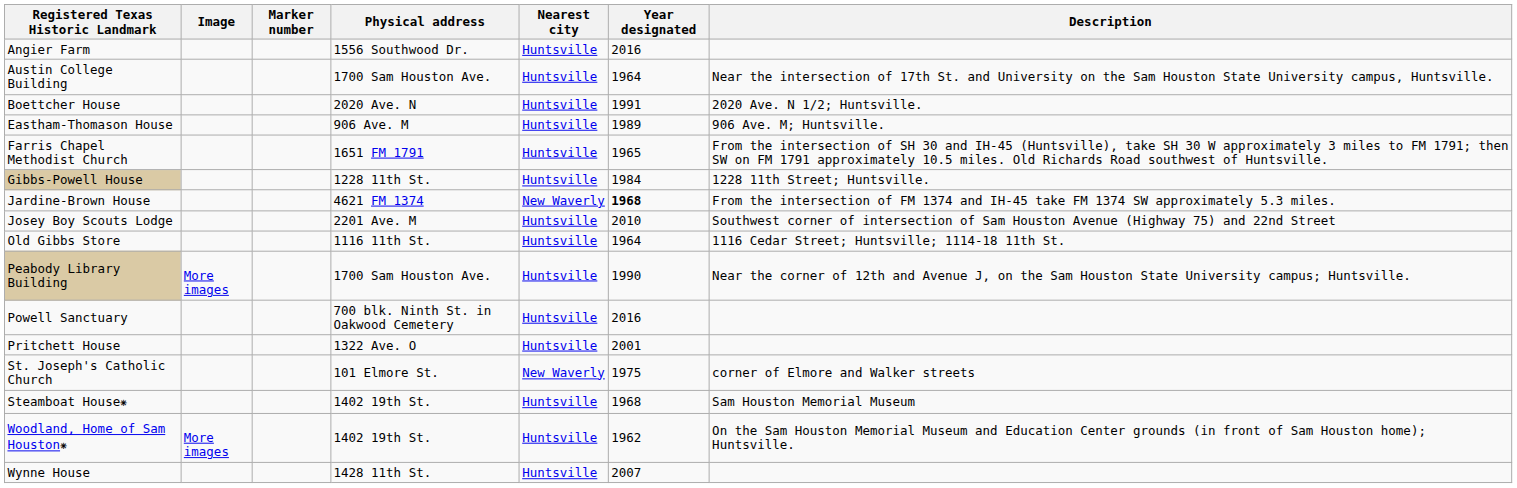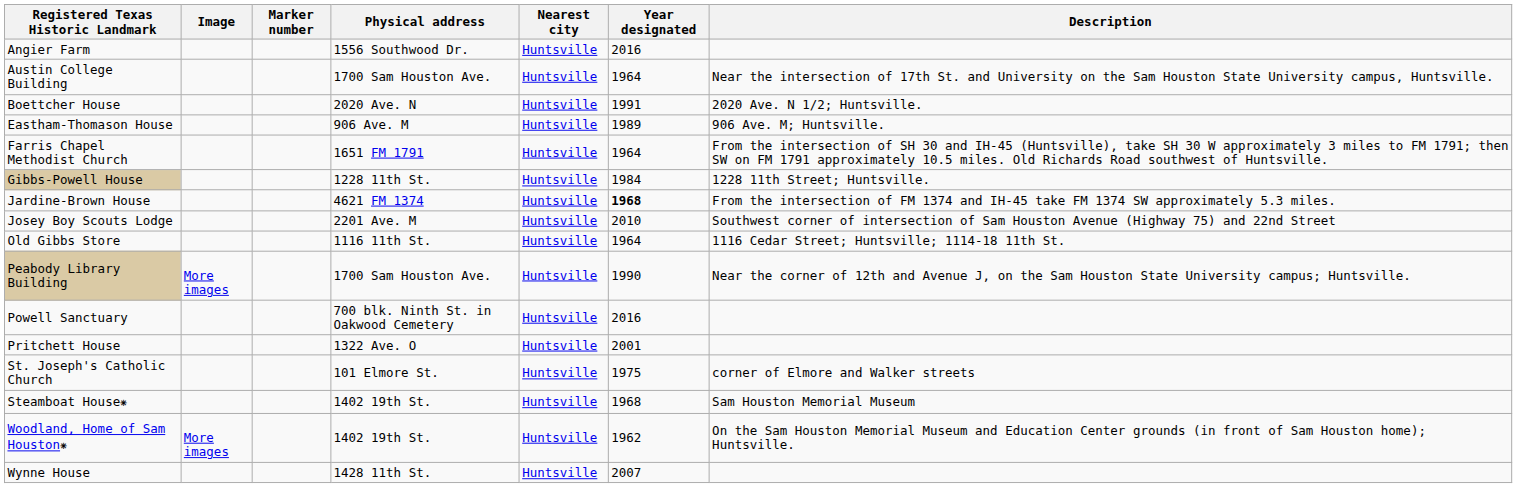(626, 152) 1965 -> (626, 152) 1964
(564, 200) New Waverly -> (560, 200) Huntsville
(564, 373) New Waverly -> (560, 373) Huntsville
